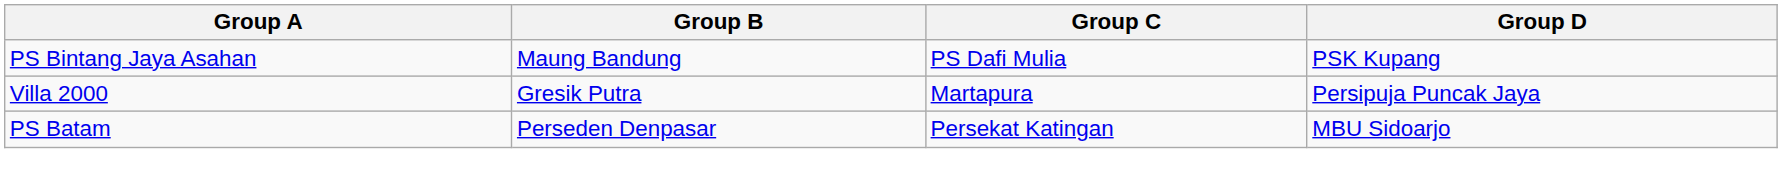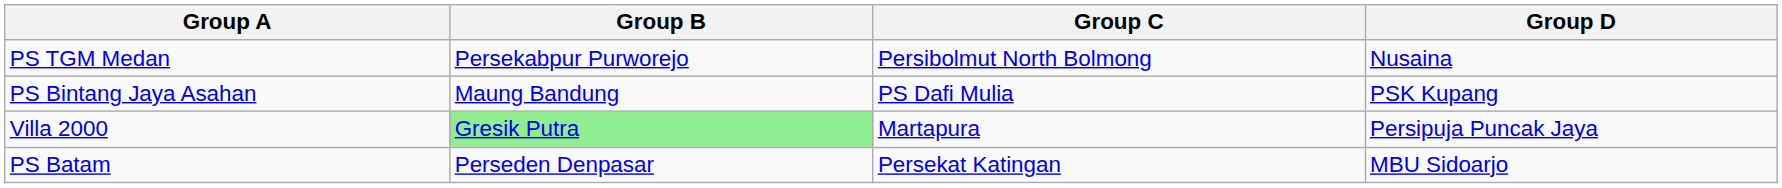+ row: (90, 57)
(579, 93) no background -> (517, 128) lightgreen background
